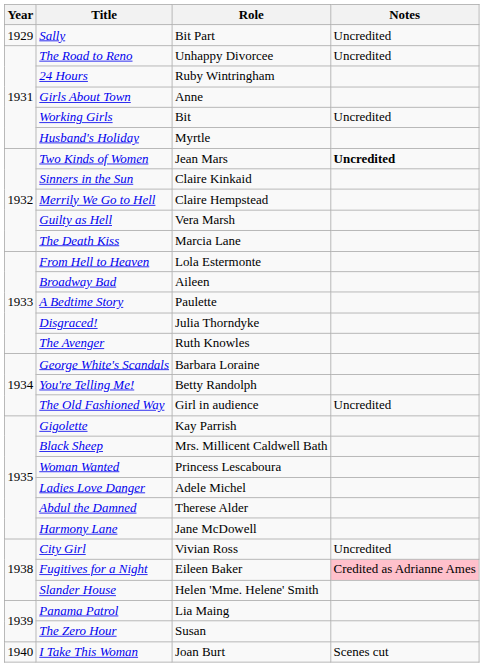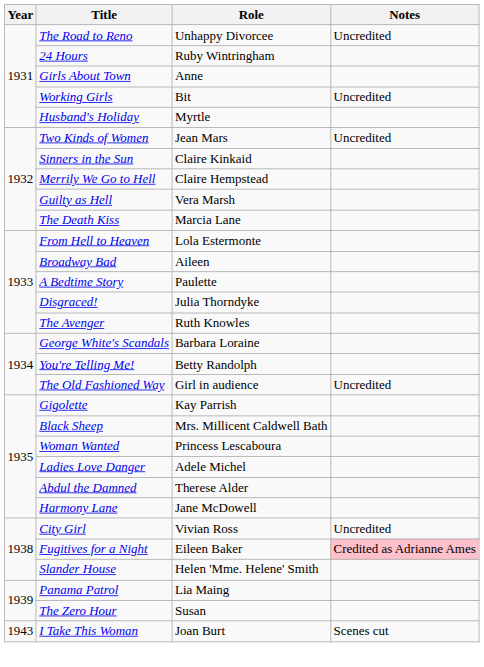- row: (52, 35)
(364, 158) bold -> (362, 138) normal
(20, 651) 1940 -> (20, 631) 1943
